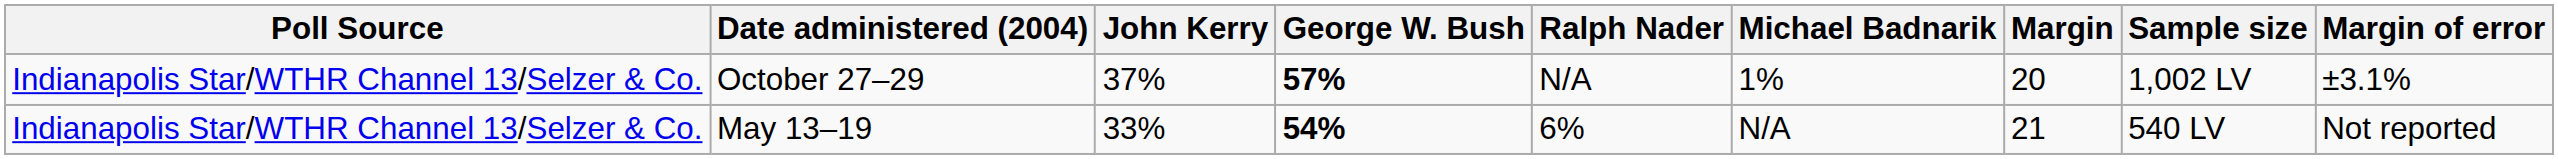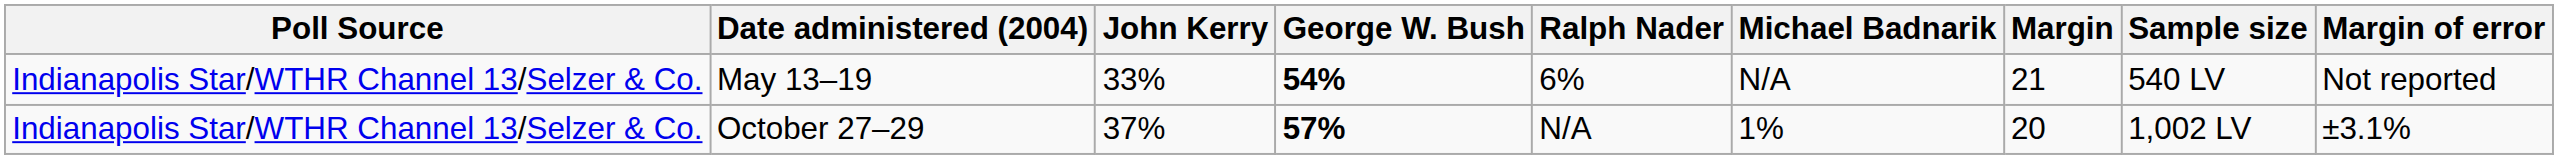rows swapped: (821, 79) <-> (795, 128)
